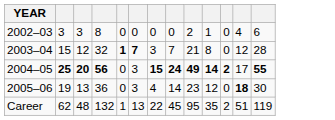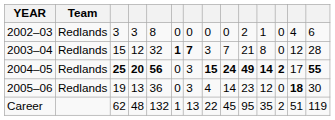+ column: (83, 13)
